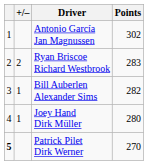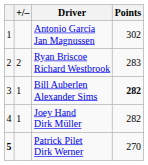(134, 90) normal -> (134, 90) bold
(134, 118) 280 -> (134, 118) 282
